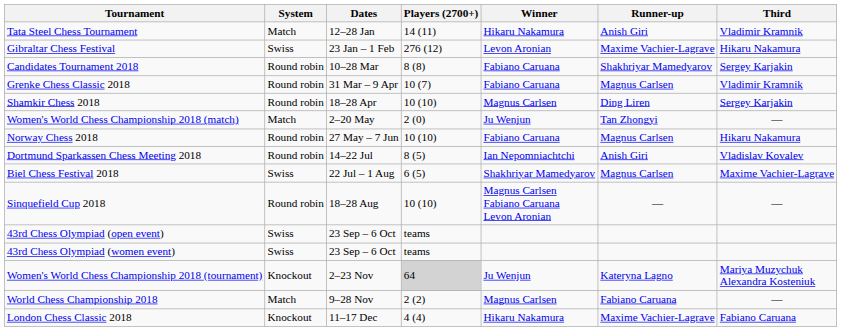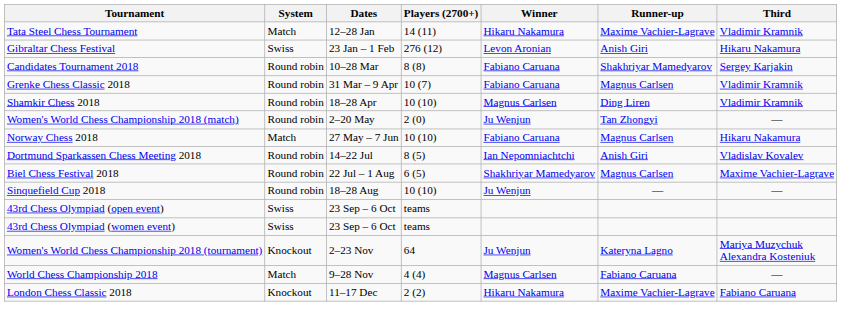(624, 31) Anish Giri -> (657, 31) Maxime Vachier-Lagrave
(657, 48) Maxime Vachier-Lagrave -> (624, 48) Anish Giri
(756, 102) Sergey Karjakin -> (761, 102) Vladimir Kramnik
(282, 119) Match -> (296, 119) Round robin
(296, 137) Round robin -> (282, 137) Match
(281, 173) Swiss -> (296, 173) Round robin
(522, 203) Magnus Carlsen Fabiano Caruana Levon Aronian -> (507, 191) Ju Wenjun
(409, 275) lightgrey background -> (409, 250) no background
(415, 299) 2 (2) -> (415, 274) 4 (4)
(415, 317) 4 (4) -> (415, 292) 2 (2)
